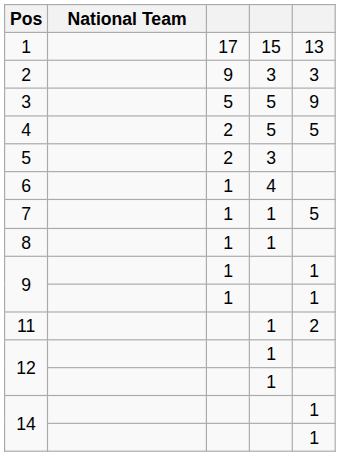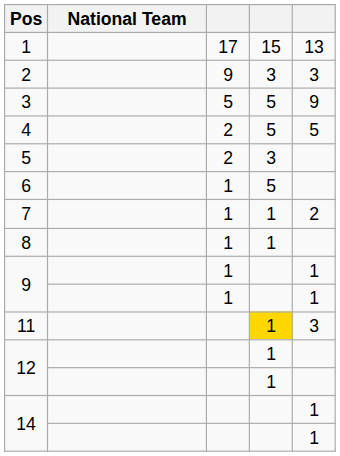(271, 186) 4 -> (271, 186) 5
(314, 214) 5 -> (314, 214) 2
(271, 326) no background -> (271, 326) gold background
(314, 326) 2 -> (314, 326) 3
